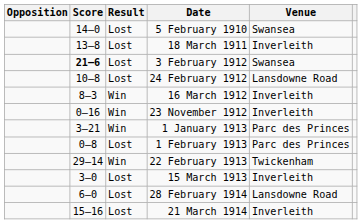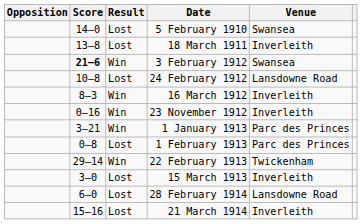(120, 62) Lost -> (117, 62) Win
